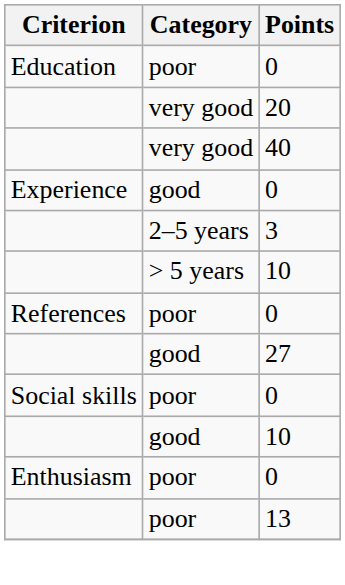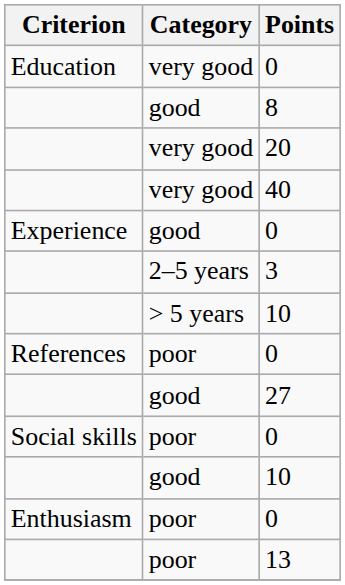(172, 66) poor -> (201, 66) very good
+ row: (74, 108)
